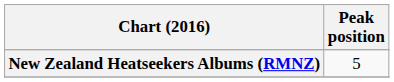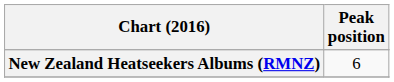(356, 63) 5 -> (356, 63) 6
